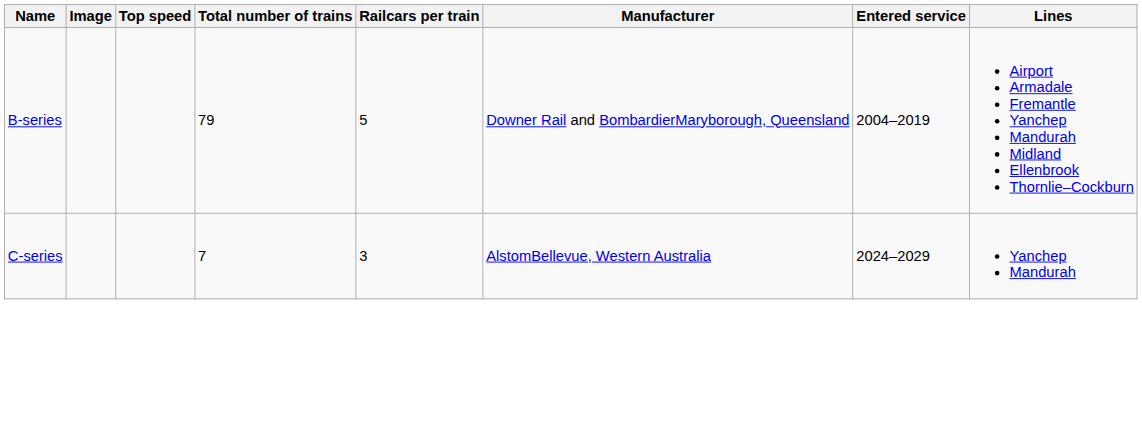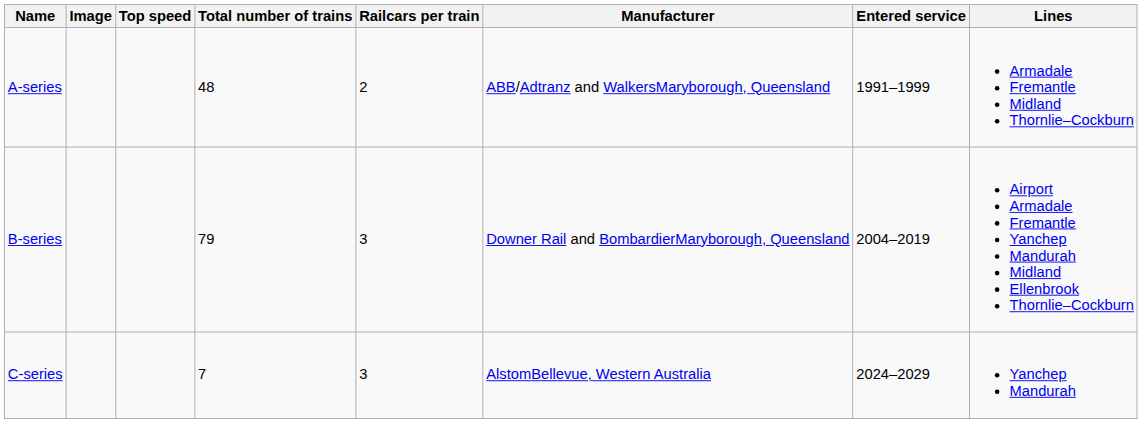+ row: (35, 87)
(363, 120) 5 -> (363, 239) 3
